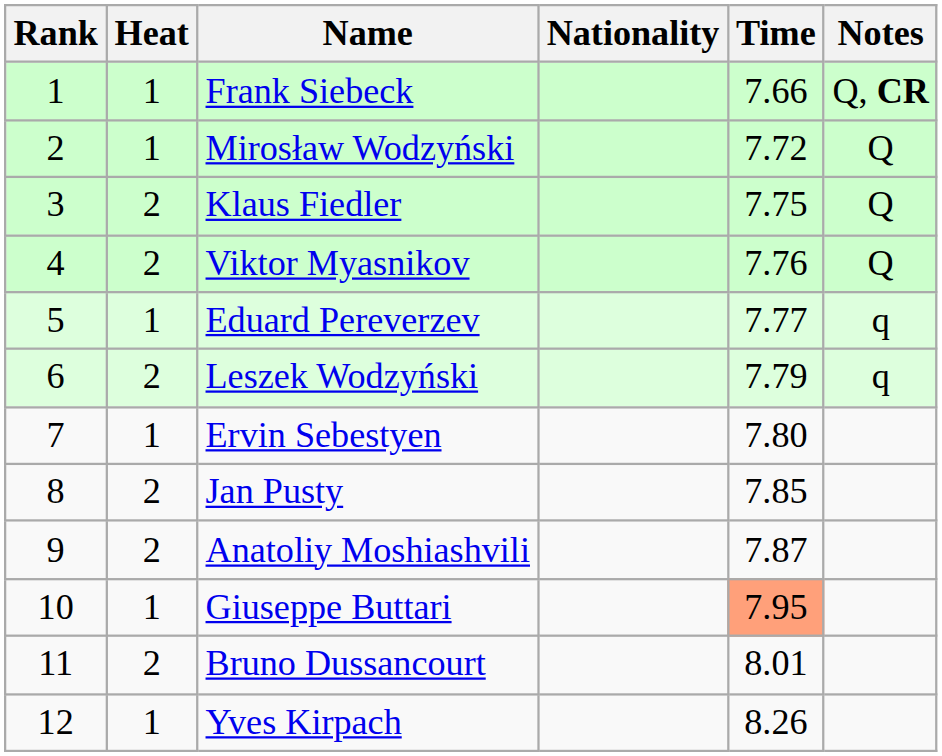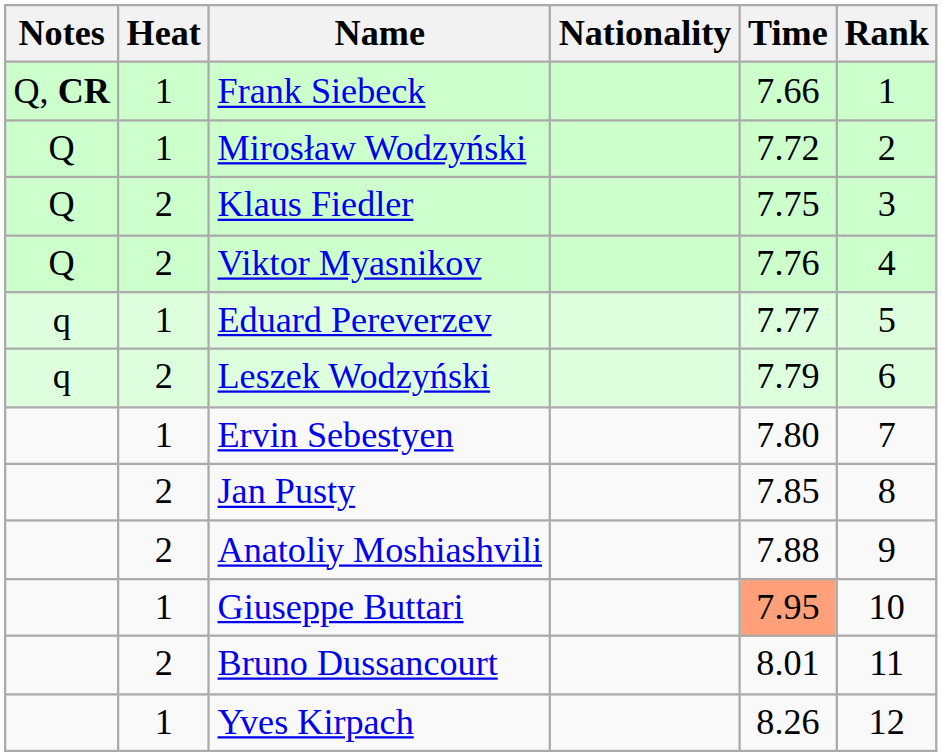columns swapped: (56, 33) <-> (881, 33)
(776, 549) 7.87 -> (788, 549) 7.88
